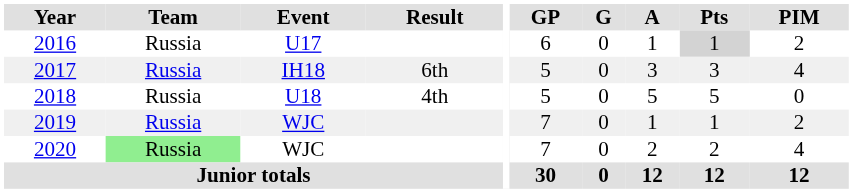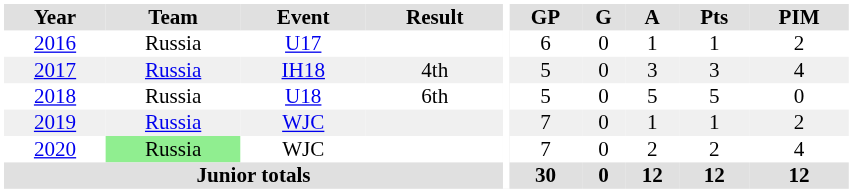(714, 43) lightgrey background -> (714, 43) no background
(435, 69) 6th -> (435, 69) 4th
(435, 96) 4th -> (435, 96) 6th
